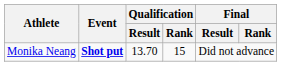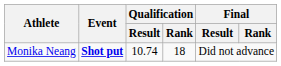(145, 52) 13.70 -> (145, 52) 10.74
(180, 52) 15 -> (180, 52) 18
